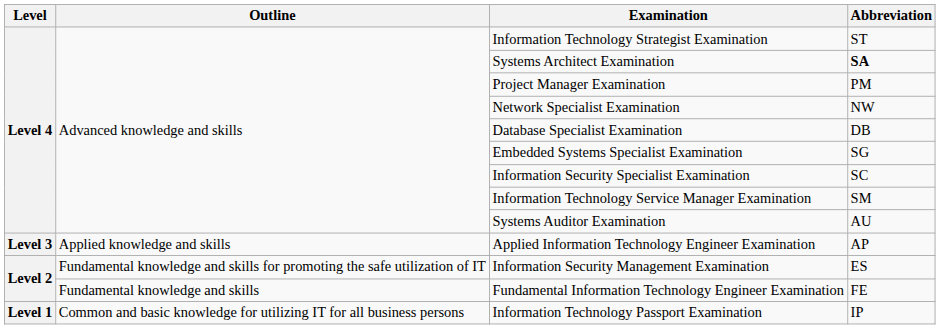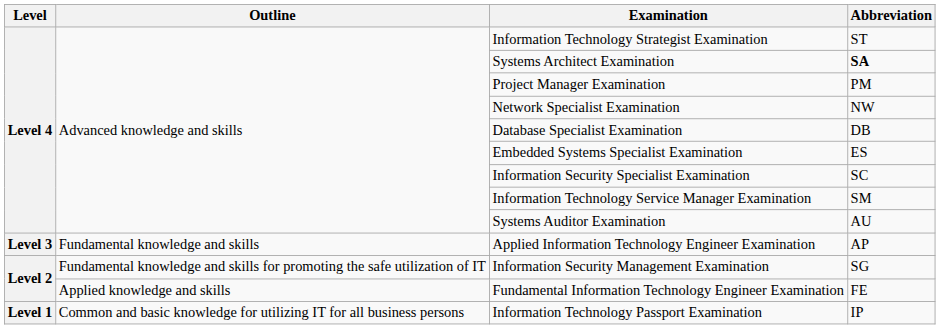(860, 152) SG -> (859, 152) ES
(145, 244) Applied knowledge and skills -> (159, 244) Fundamental knowledge and skills
(859, 267) ES -> (860, 267) SG
(159, 289) Fundamental knowledge and skills -> (145, 289) Applied knowledge and skills
